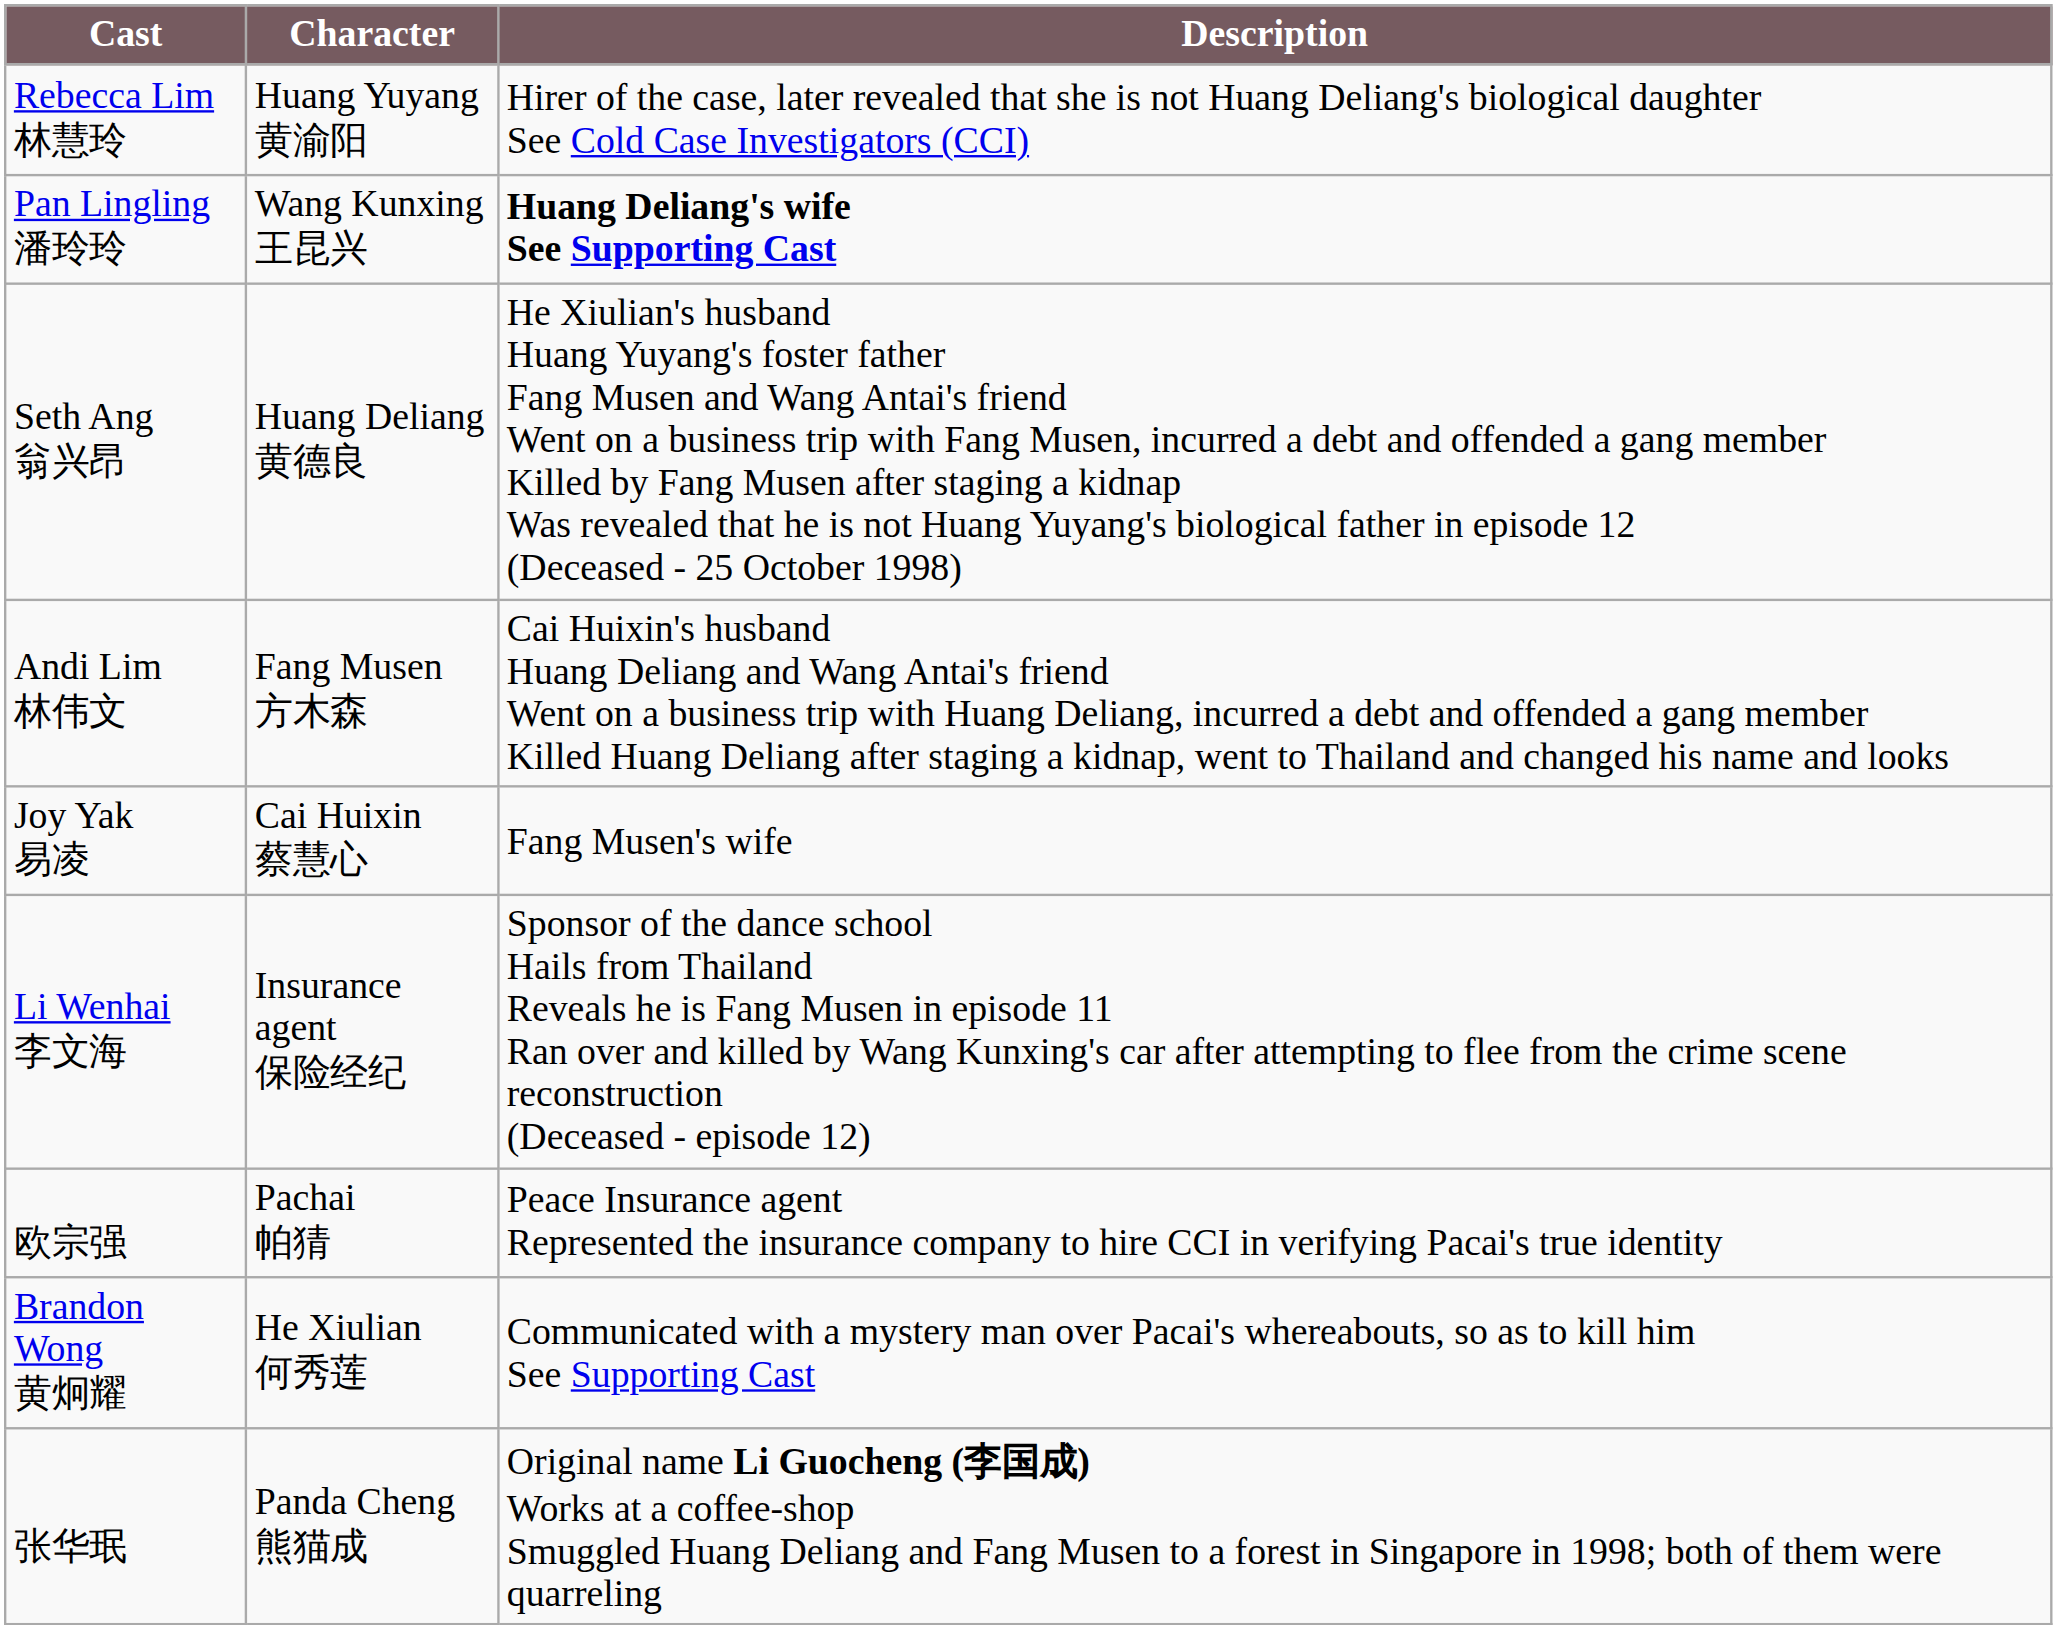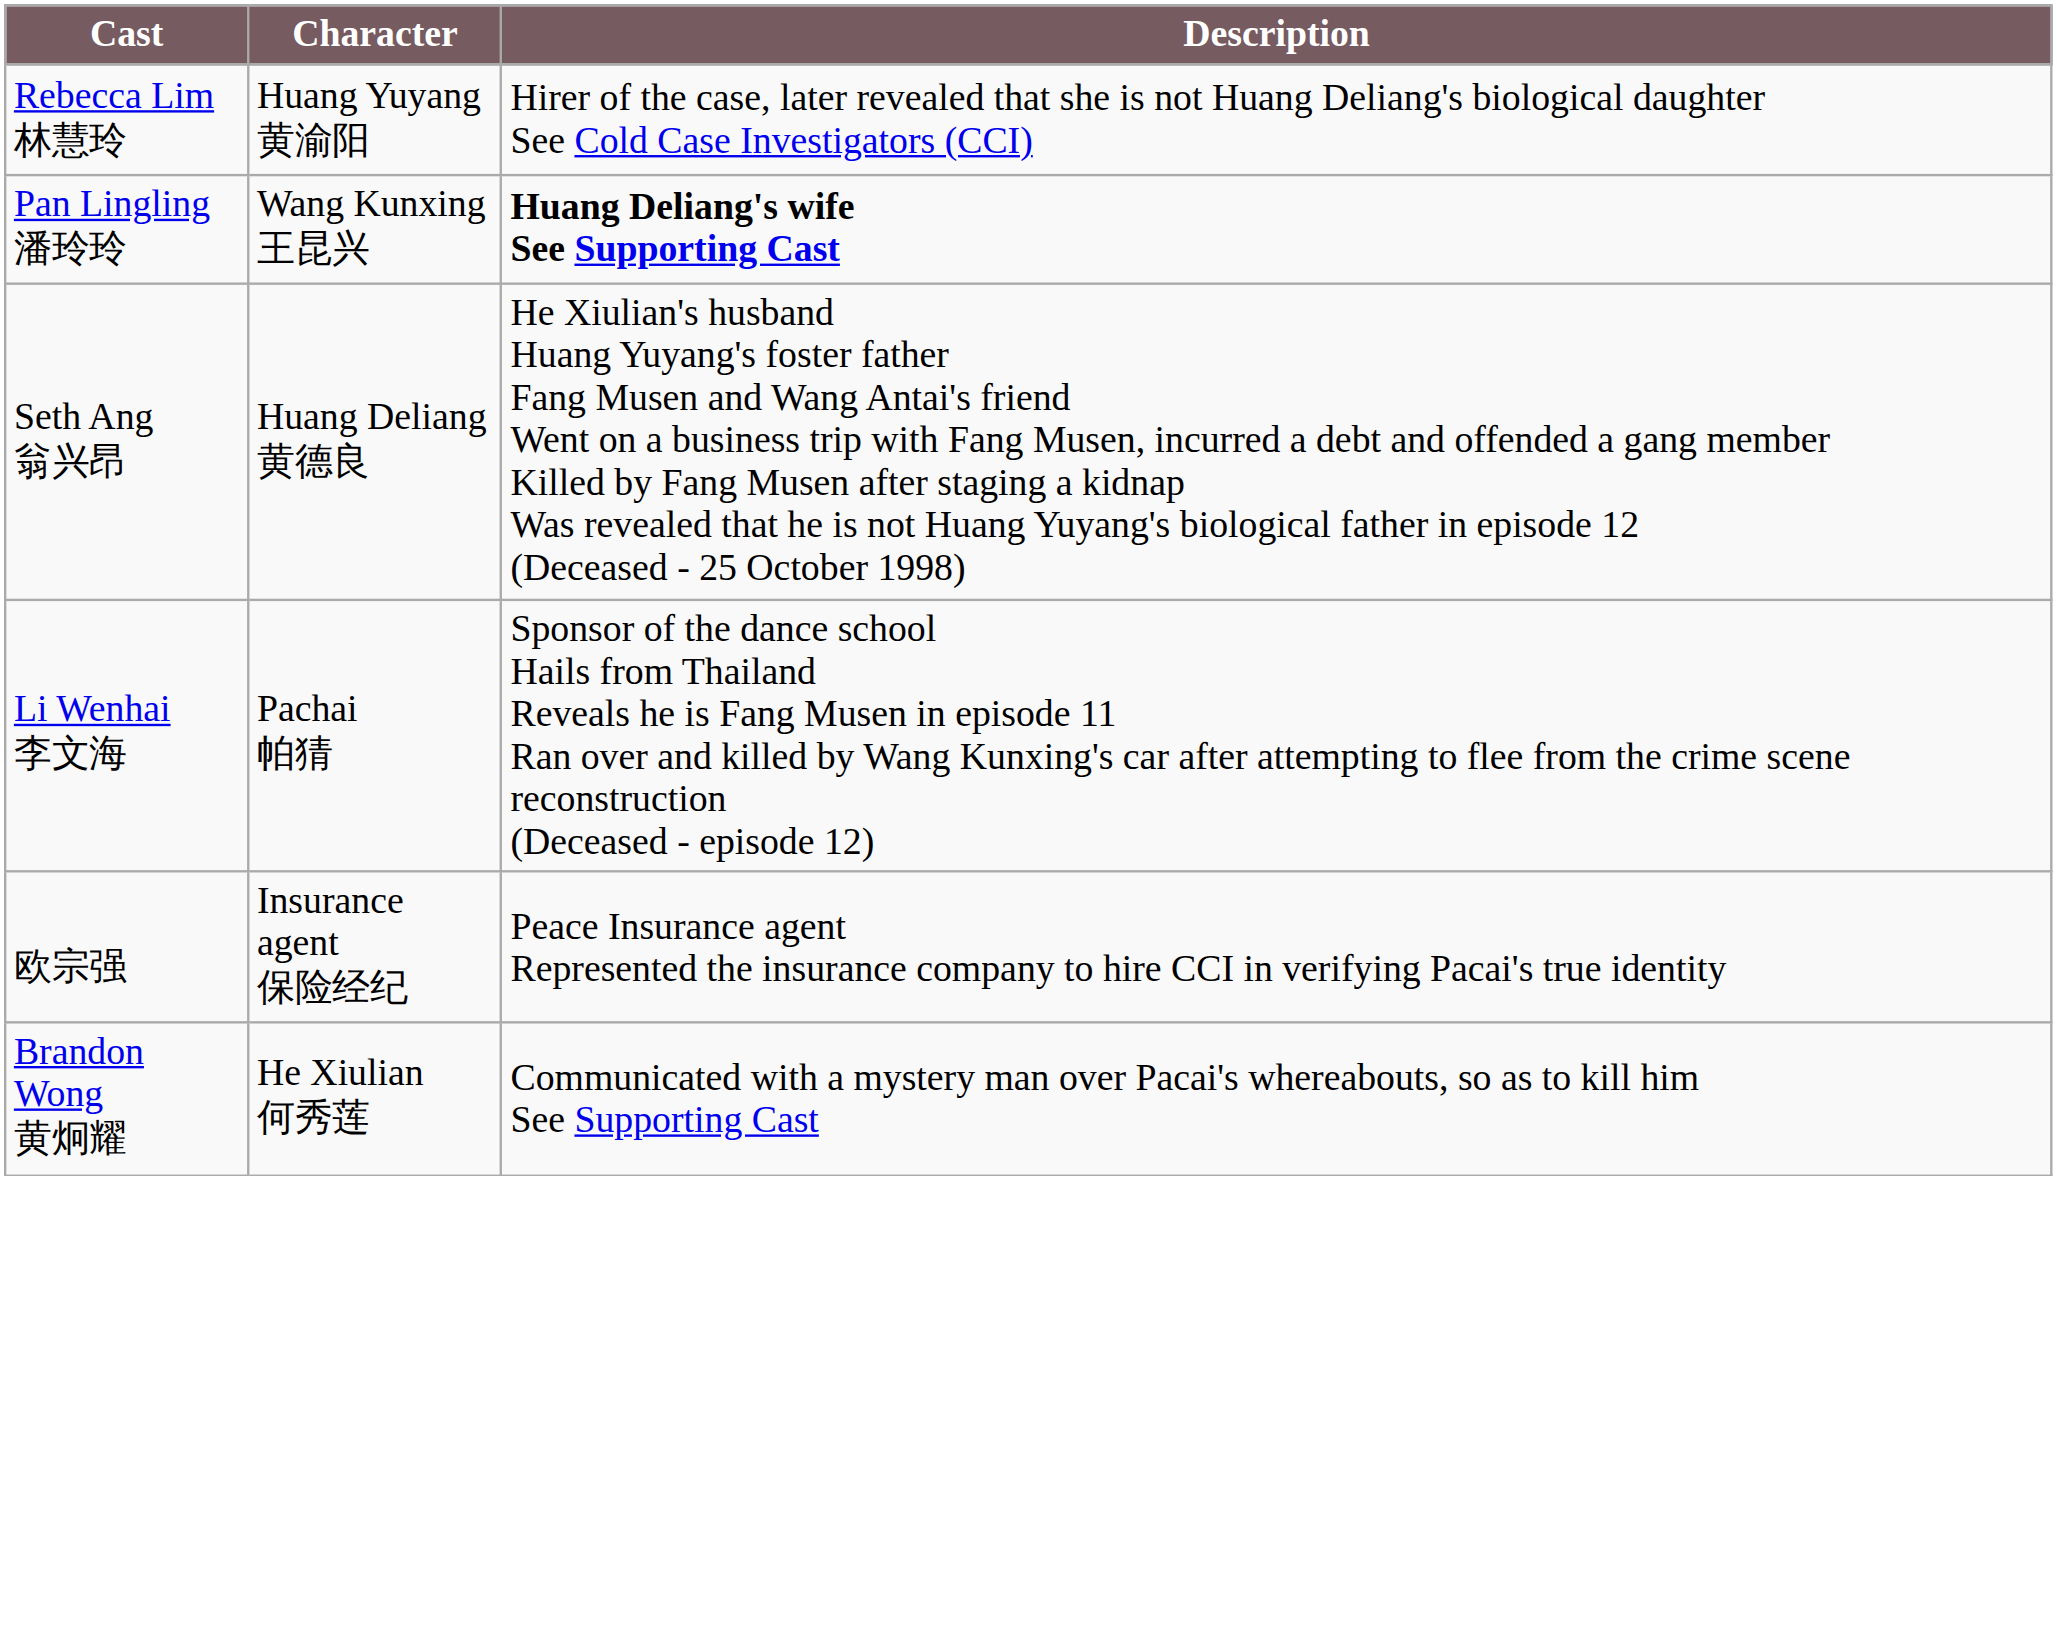- row: (88, 689)
- row: (74, 837)
(330, 1028) Insurance agent 保险经纪 -> (307, 731) Pachai 帕猜
(305, 1219) Pachai 帕猜 -> (332, 943) Insurance agent 保险经纪
- row: (71, 1545)
